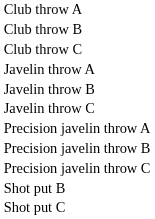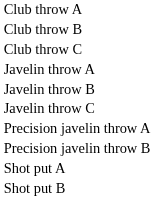- row: (77, 168)
+ row: (35, 168)
- row: (35, 207)
